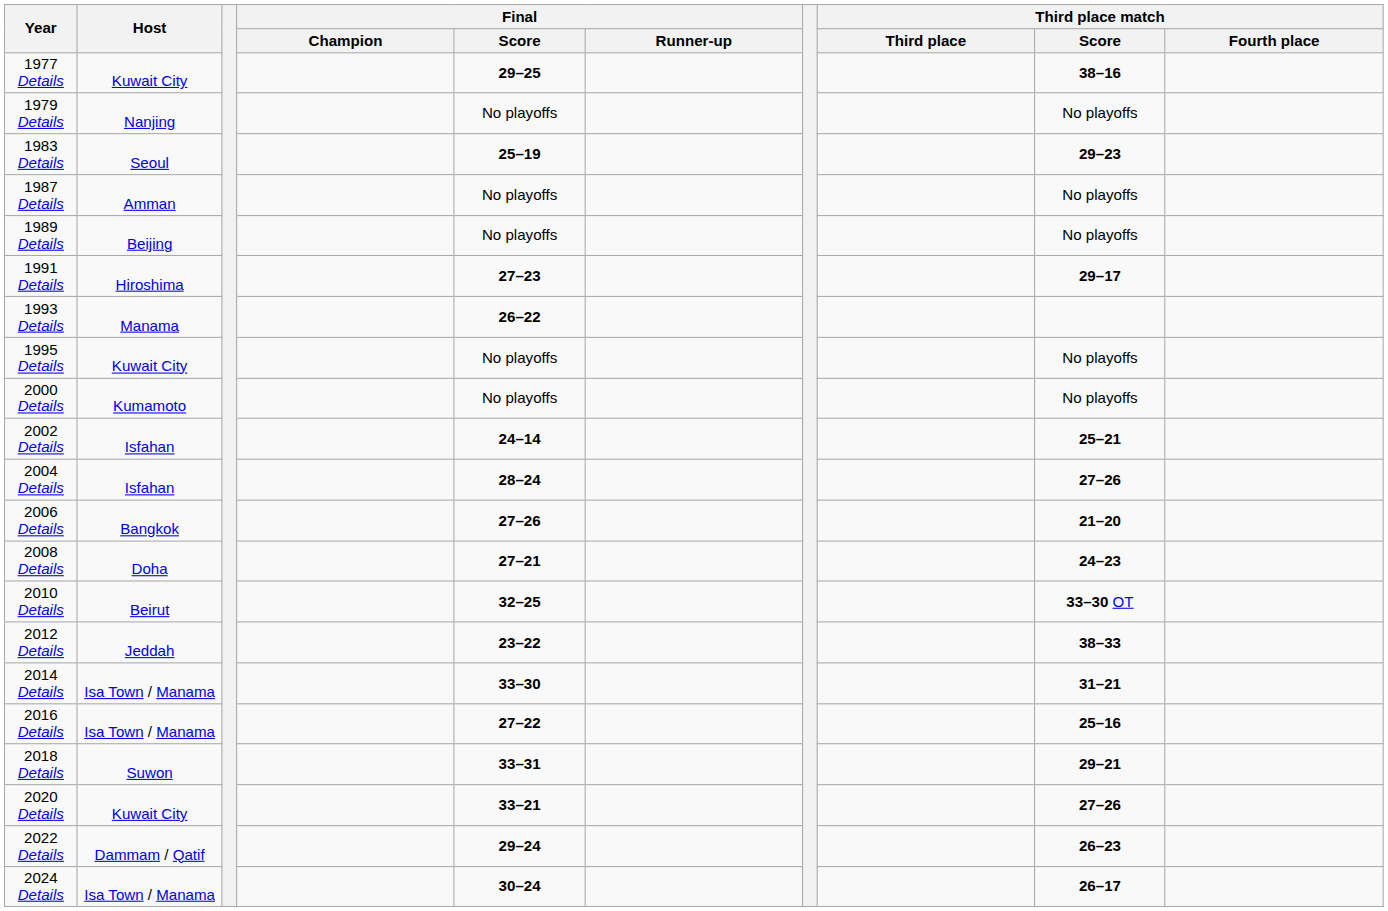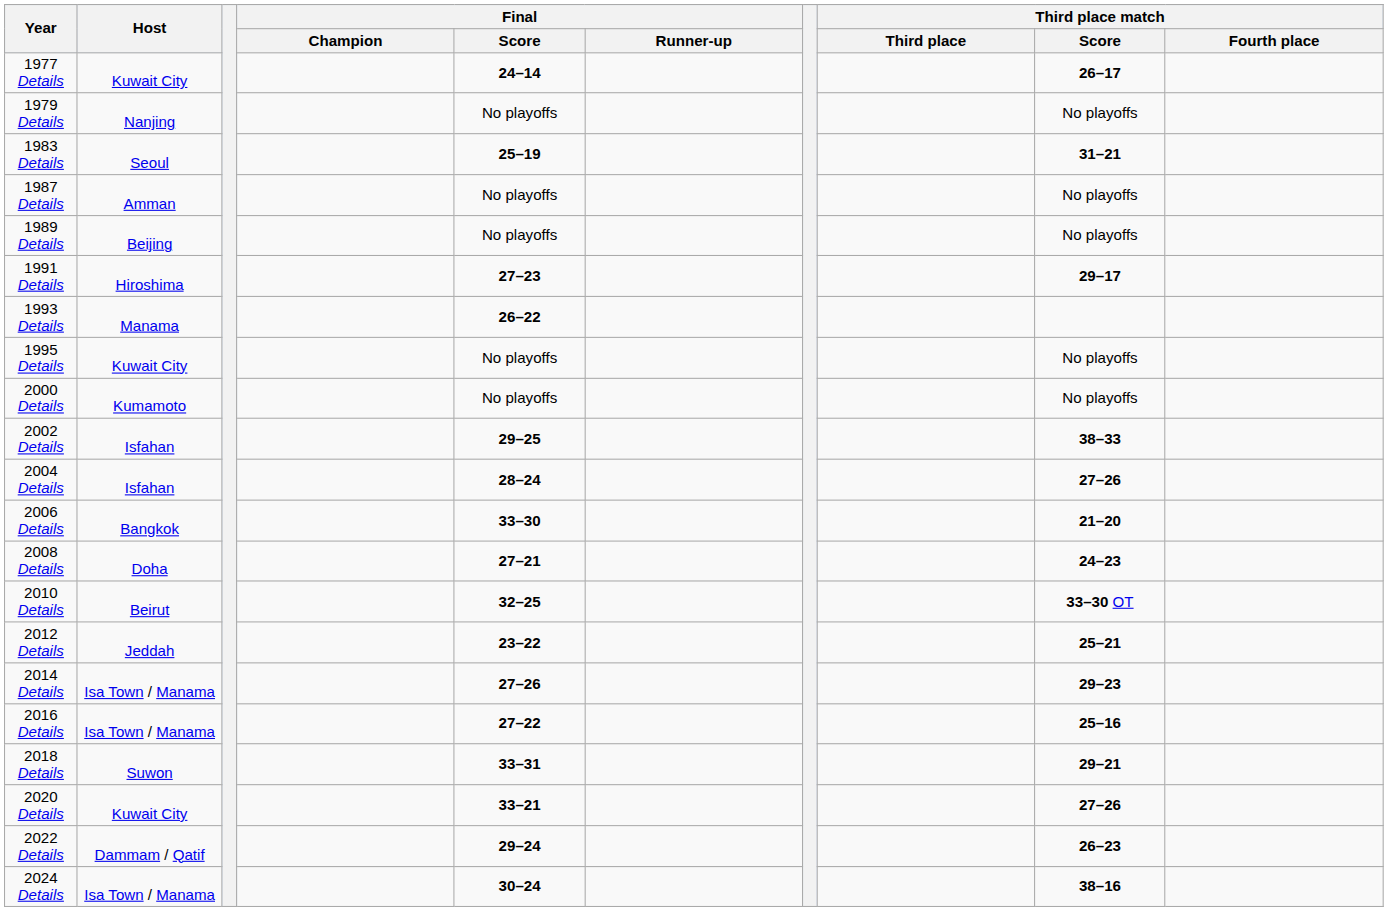(520, 73) 29–25 -> (520, 73) 24–14
(1100, 73) 38–16 -> (1100, 73) 26–17
(1100, 154) 29–23 -> (1100, 154) 31–21
(520, 439) 24–14 -> (520, 439) 29–25
(1100, 439) 25–21 -> (1100, 439) 38–33
(520, 521) 27–26 -> (520, 521) 33–30
(1100, 643) 38–33 -> (1100, 643) 25–21
(520, 683) 33–30 -> (520, 683) 27–26
(1100, 683) 31–21 -> (1100, 683) 29–23
(1100, 887) 26–17 -> (1100, 887) 38–16
